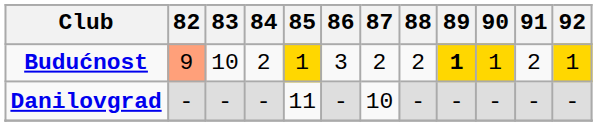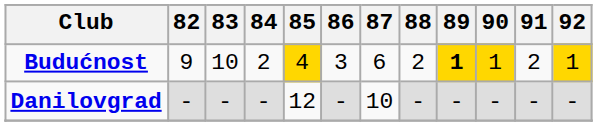(186, 62) lightsalmon background -> (186, 62) no background
(302, 62) 1 -> (302, 62) 4
(379, 62) 2 -> (379, 62) 6
(302, 101) 11 -> (302, 101) 12
